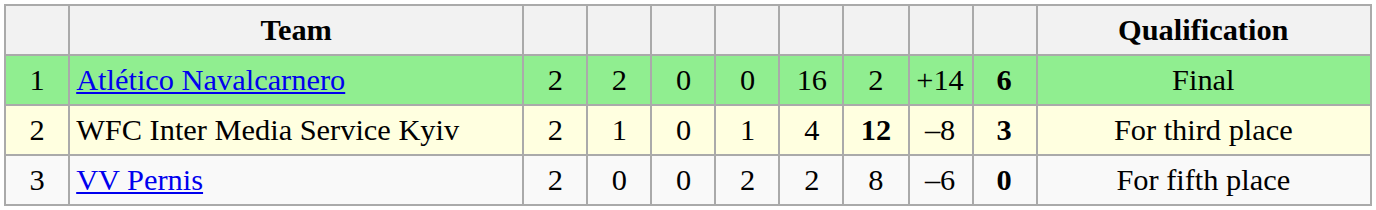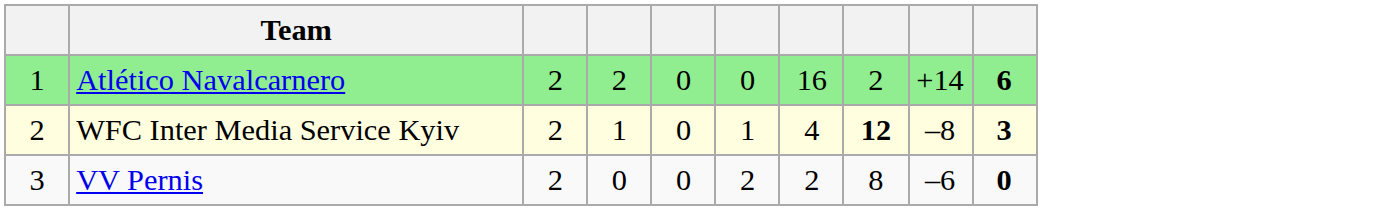- column: (1203, 29)
